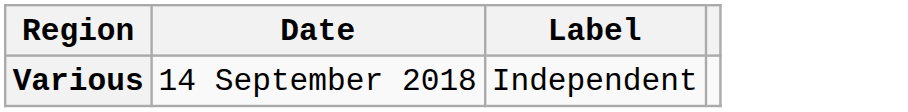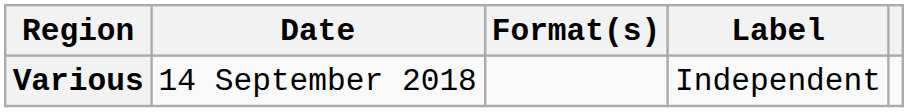+ column: (576, 31)
